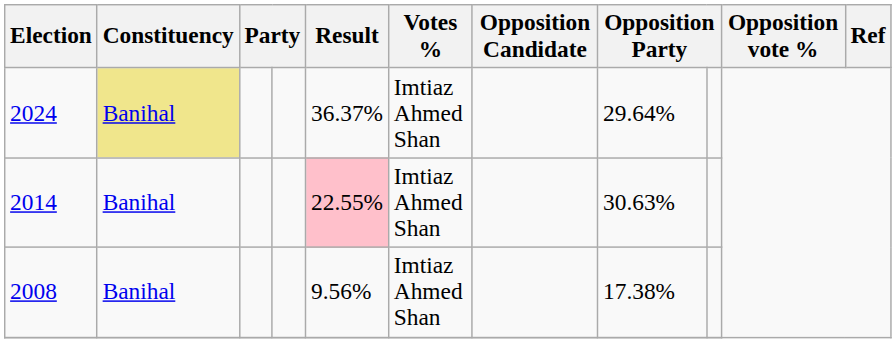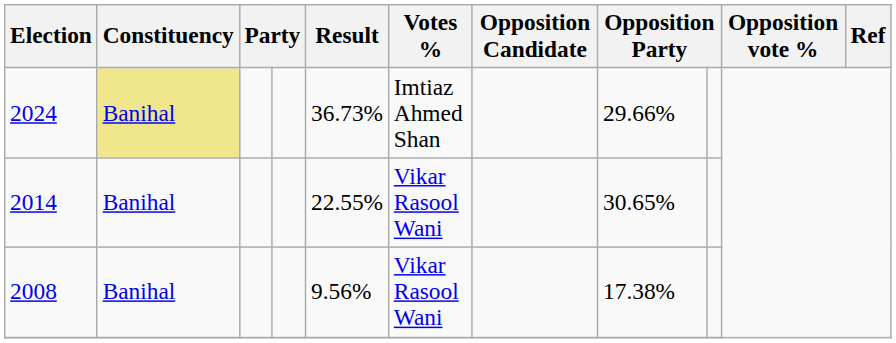(347, 112) 36.37% -> (347, 112) 36.73%
(639, 112) 29.64% -> (639, 112) 29.66%
(347, 202) pink background -> (347, 202) no background
(428, 202) Imtiaz Ahmed Shan -> (426, 202) Vikar Rasool Wani
(639, 202) 30.63% -> (639, 202) 30.65%
(428, 291) Imtiaz Ahmed Shan -> (426, 291) Vikar Rasool Wani
